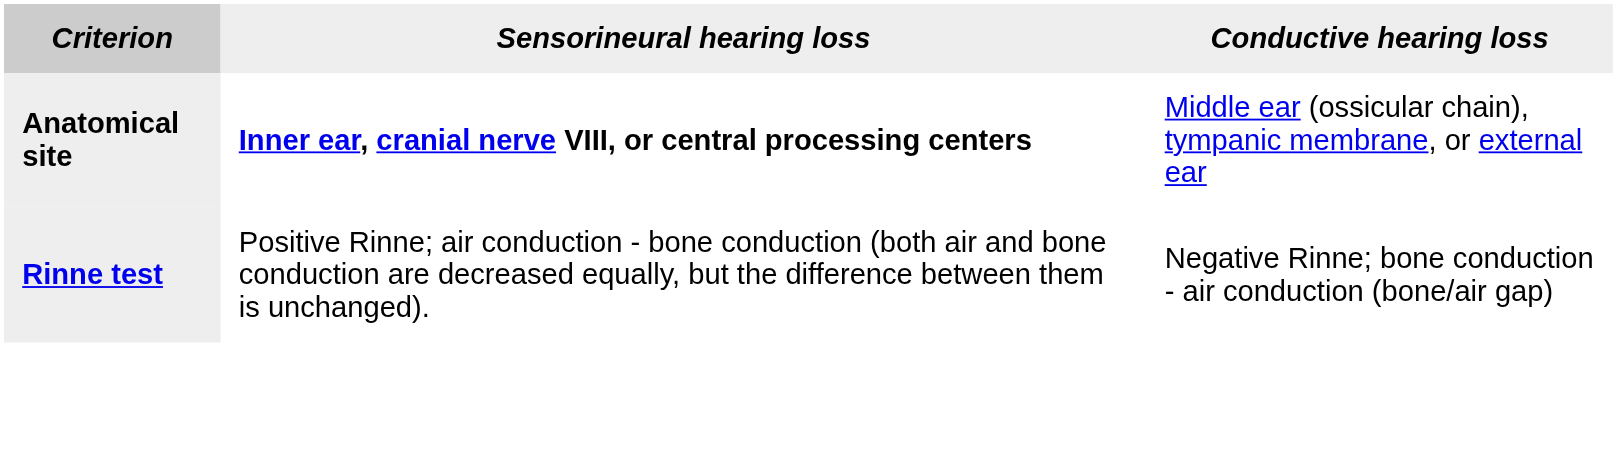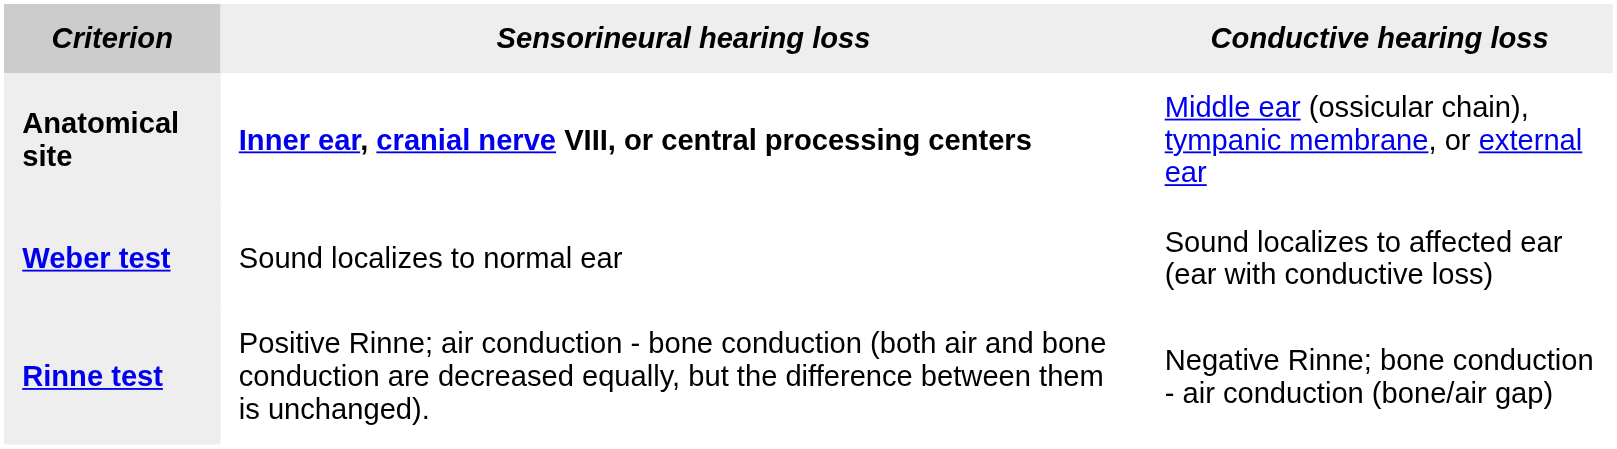+ row: (96, 258)
